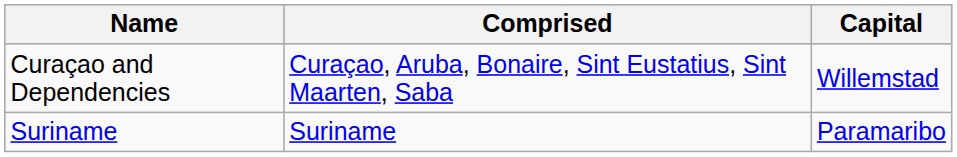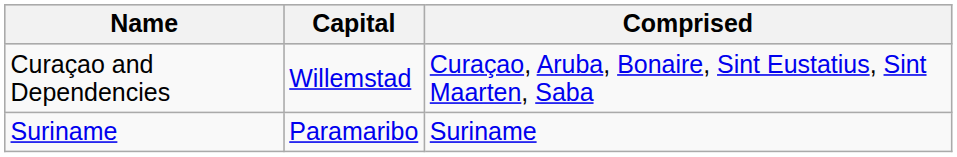columns swapped: (881, 24) <-> (547, 24)
